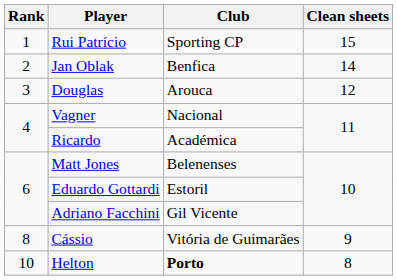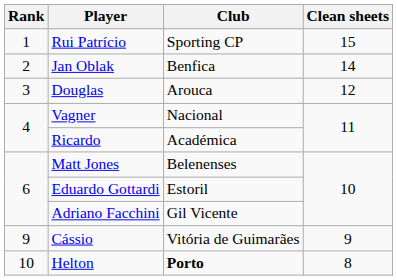(26, 238) 8 -> (26, 238) 9
